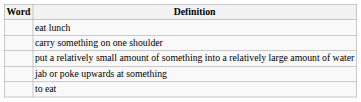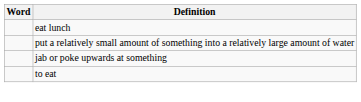- row: (99, 43)
